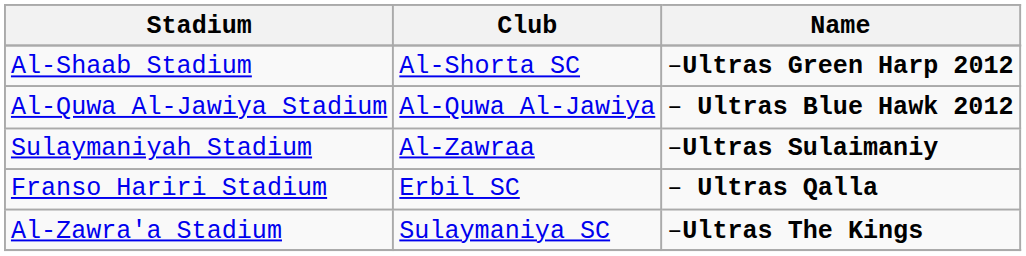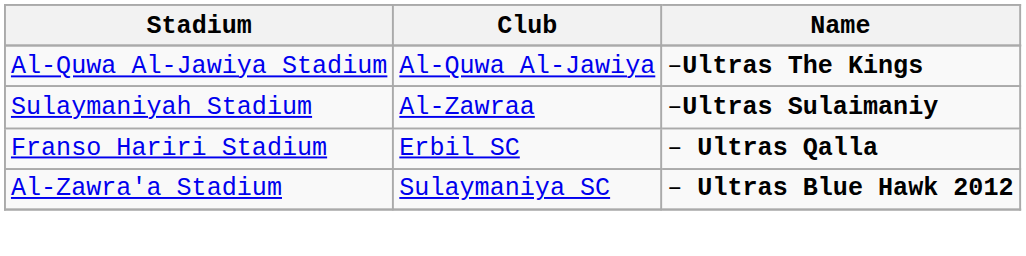- row: (131, 66)
(840, 107) – Ultras Blue Hawk 2012 -> (795, 66) –Ultras The Kings
(795, 230) –Ultras The Kings -> (840, 189) – Ultras Blue Hawk 2012
